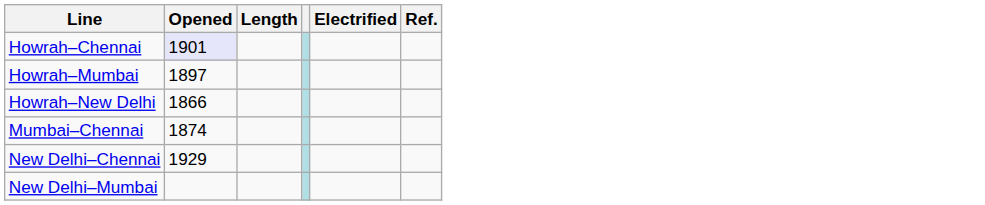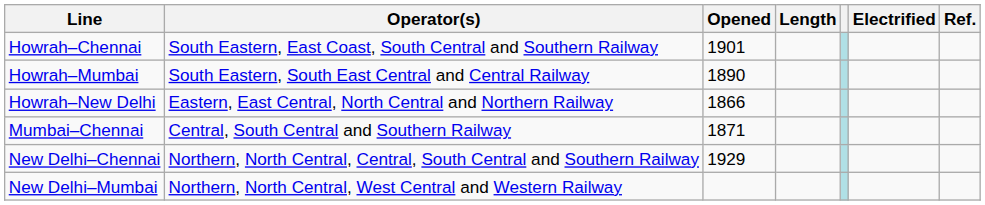+ column: (434, 19)
(188, 47) lavender background -> (726, 47) no background
(188, 75) 1897 -> (726, 75) 1890
(188, 131) 1874 -> (726, 131) 1871
